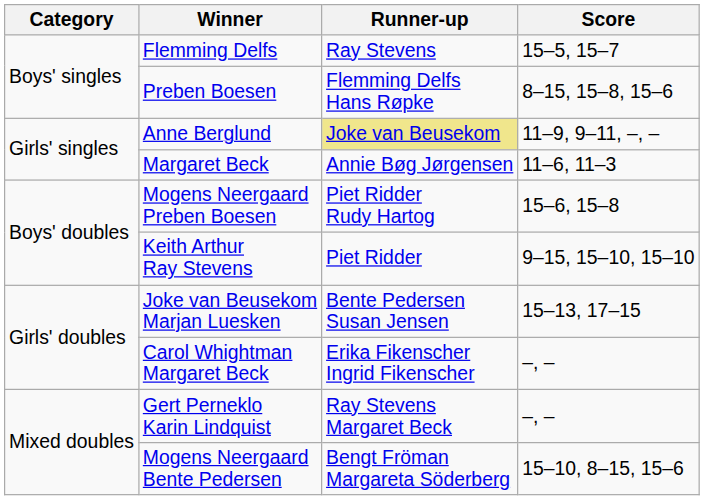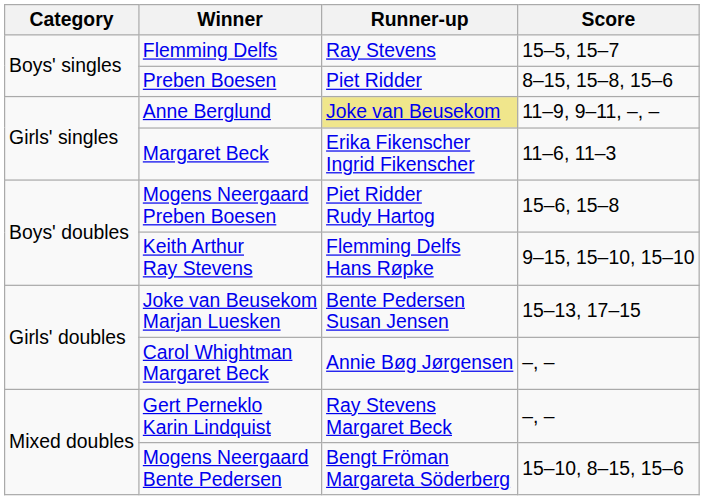(393, 92) Flemming Delfs Hans Røpke -> (374, 81) Piet Ridder
(420, 164) Annie Bøg Jørgensen -> (400, 153) Erika Fikenscher Ingrid Fikenscher
(374, 258) Piet Ridder -> (393, 258) Flemming Delfs Hans Røpke
(400, 363) Erika Fikenscher Ingrid Fikenscher -> (420, 363) Annie Bøg Jørgensen
